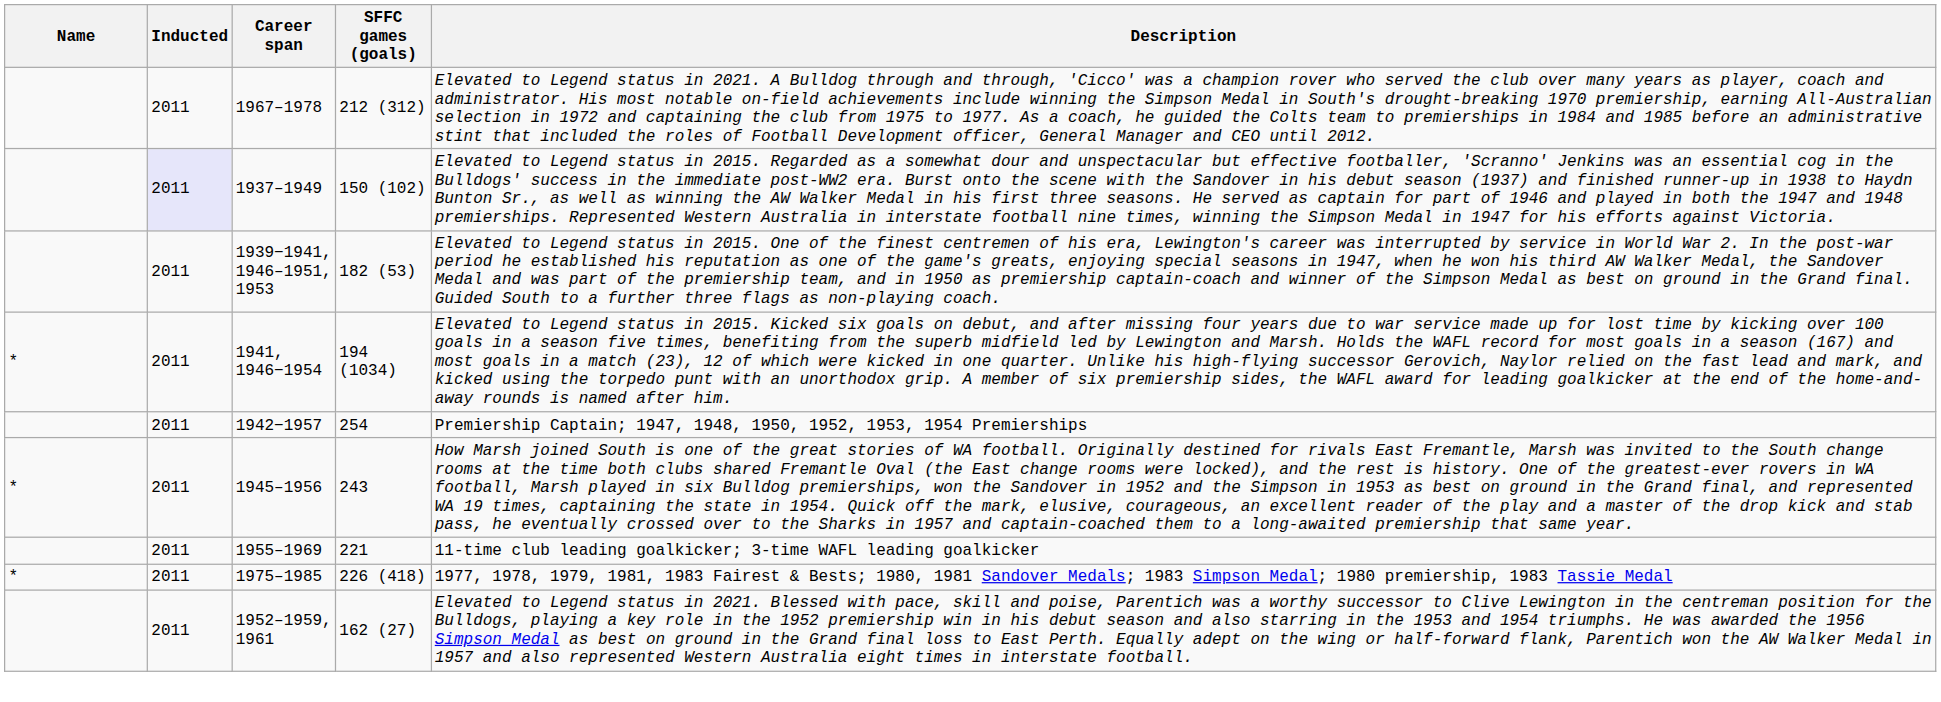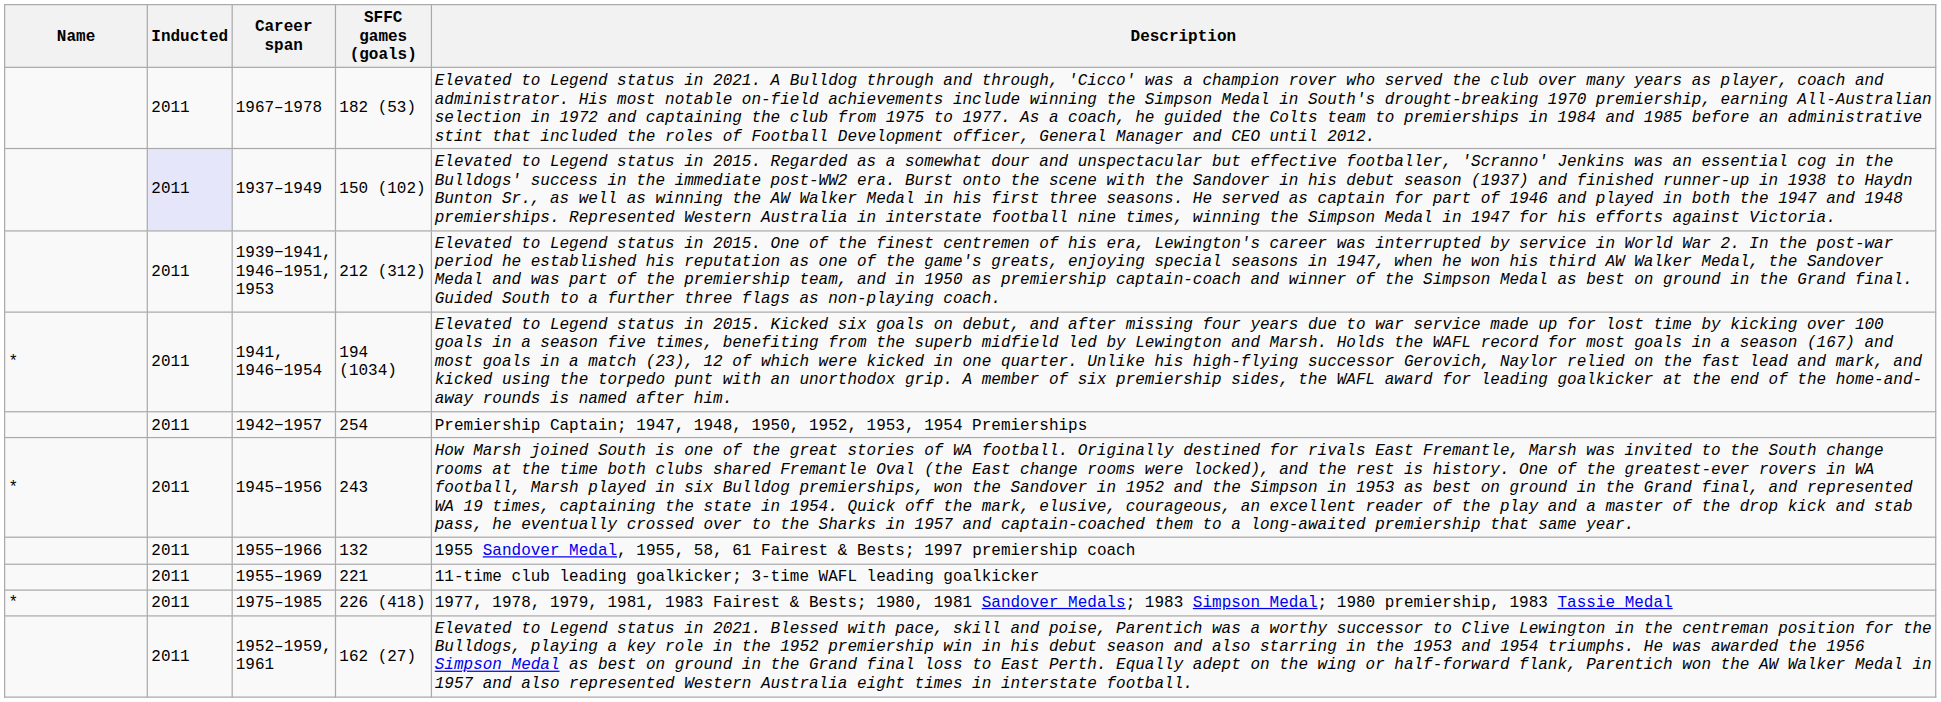(382, 108) 212 (312) -> (378, 108) 182 (53)
(378, 271) 182 (53) -> (382, 271) 212 (312)
+ row: (279, 551)
